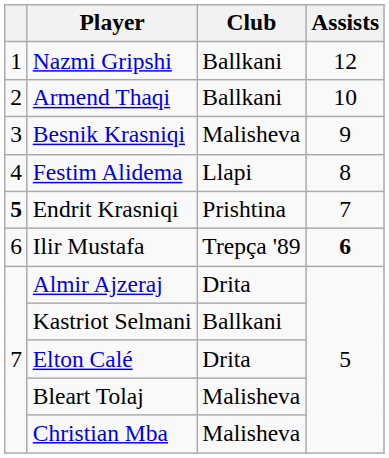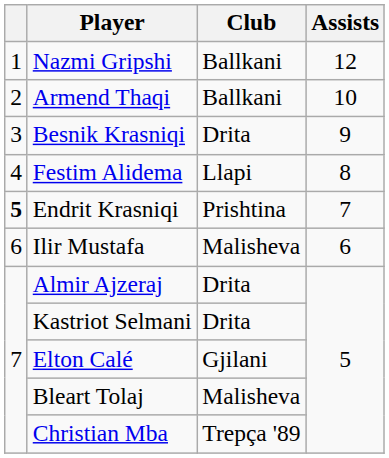(251, 135) Malisheva -> (226, 135) Drita
(251, 246) Trepça '89 -> (251, 246) Malisheva
(345, 246) bold -> (345, 246) normal
(242, 321) Ballkani -> (226, 321) Drita
(226, 358) Drita -> (235, 358) Gjilani
(251, 433) Malisheva -> (251, 433) Trepça '89
